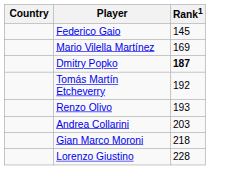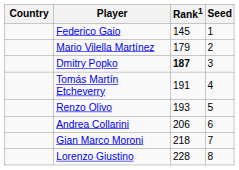+ column: (220, 13)
(181, 47) 169 -> (181, 47) 179
(181, 86) 192 -> (181, 86) 191
(181, 124) 203 -> (181, 124) 206
